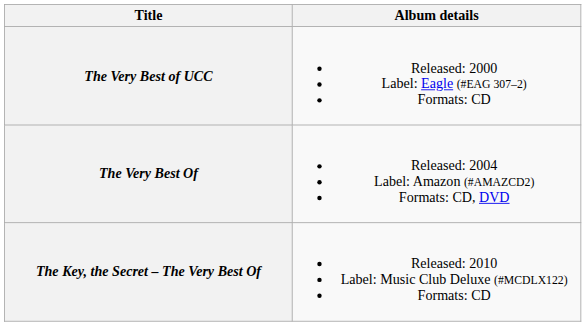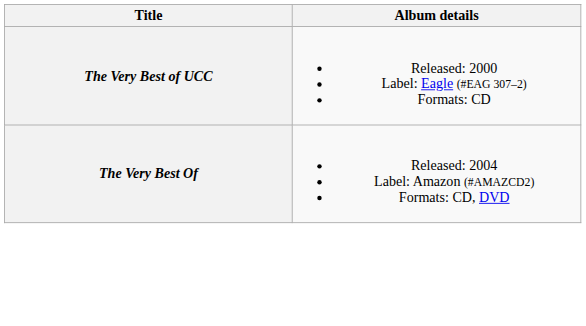- row: (148, 271)
